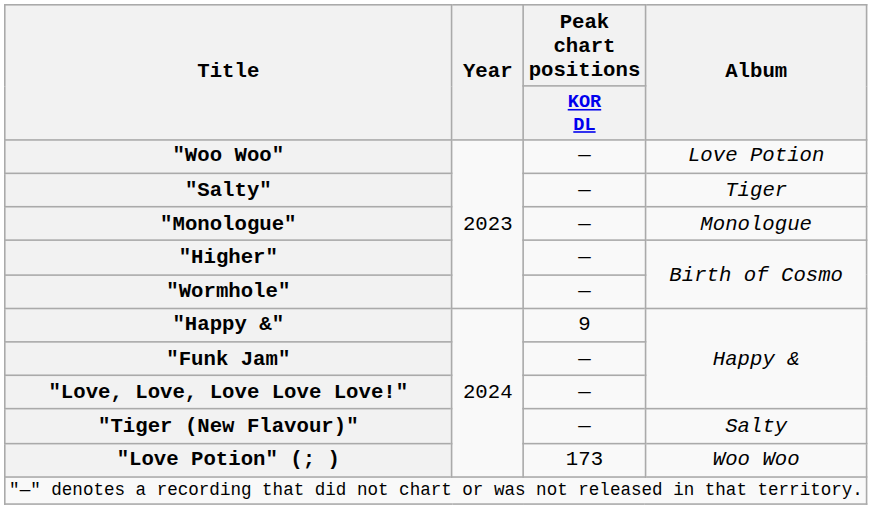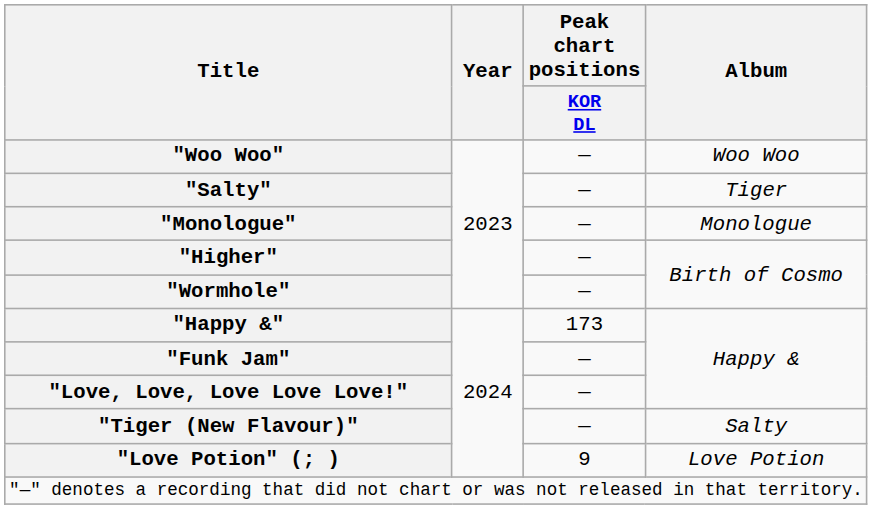(756, 157) Love Potion -> (756, 157) Woo Woo
(584, 325) 9 -> (584, 325) 173
(584, 460) 173 -> (584, 460) 9
(756, 460) Woo Woo -> (756, 460) Love Potion
